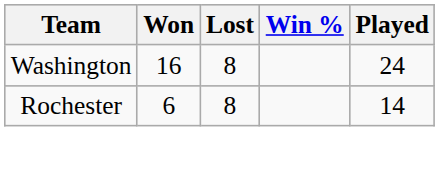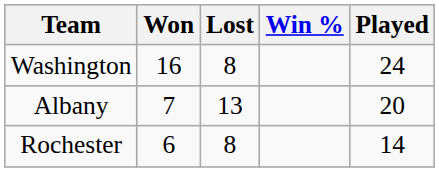+ row: (71, 105)
